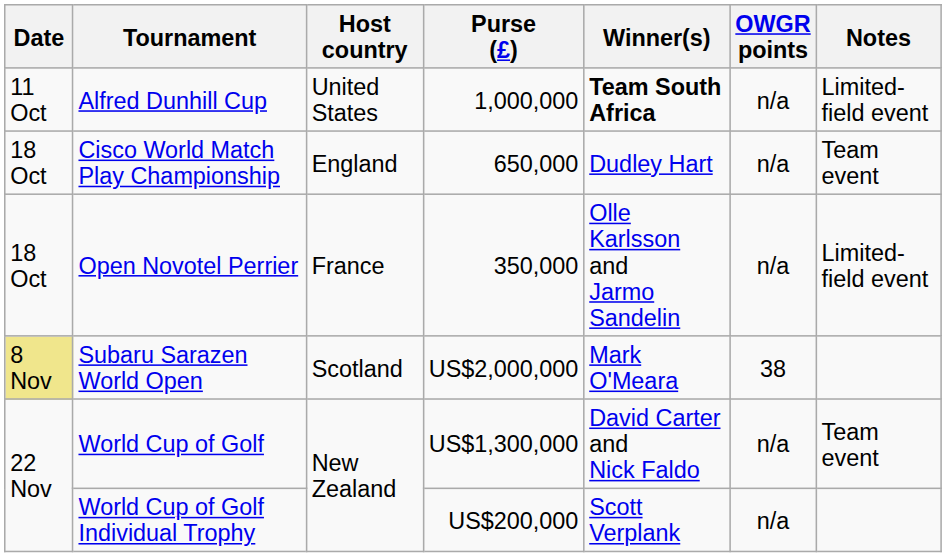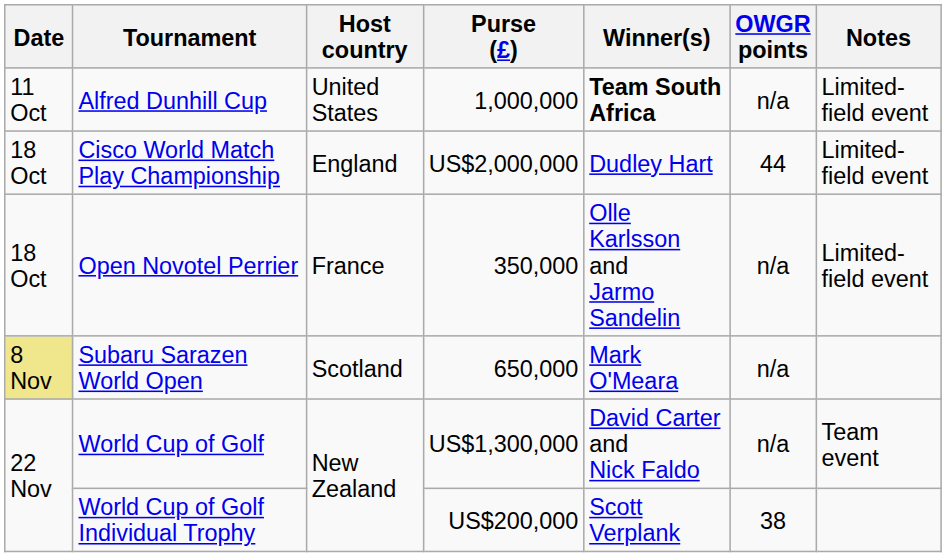(536, 163) 650,000 -> (504, 163) US$2,000,000
(773, 163) n/a -> (773, 163) 44
(850, 163) Team event -> (875, 163) Limited-field event
(504, 368) US$2,000,000 -> (536, 368) 650,000
(773, 368) 38 -> (773, 368) n/a
(773, 521) n/a -> (773, 521) 38
